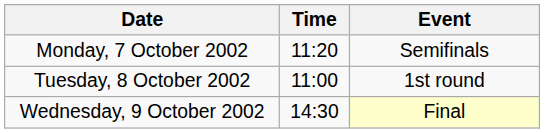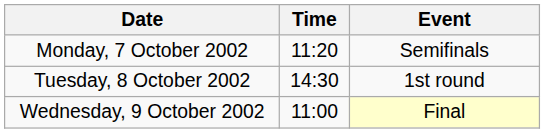(314, 81) 11:00 -> (314, 81) 14:30
(314, 111) 14:30 -> (314, 111) 11:00
